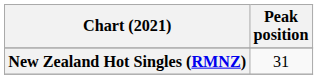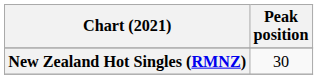(281, 61) 31 -> (281, 61) 30
